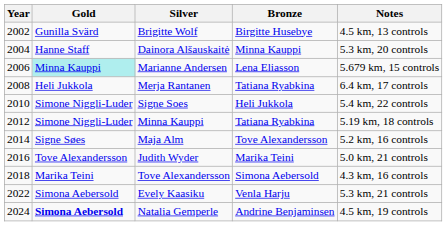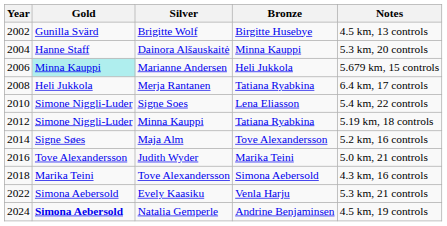(267, 67) Lena Eliasson -> (264, 67) Heli Jukkola
(264, 103) Heli Jukkola -> (267, 103) Lena Eliasson
